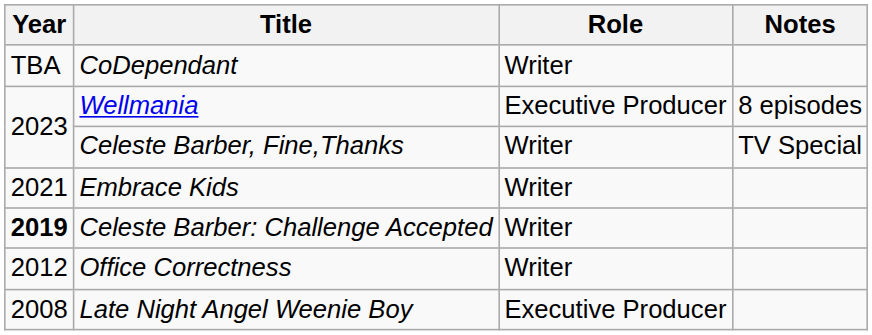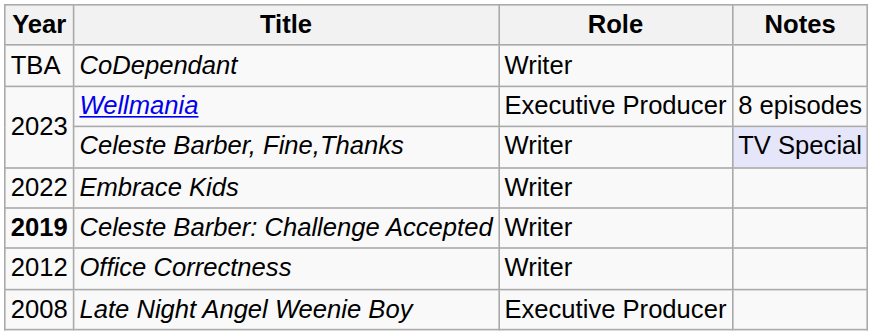(800, 146) no background -> (800, 146) lavender background
(39, 187) 2021 -> (39, 187) 2022
